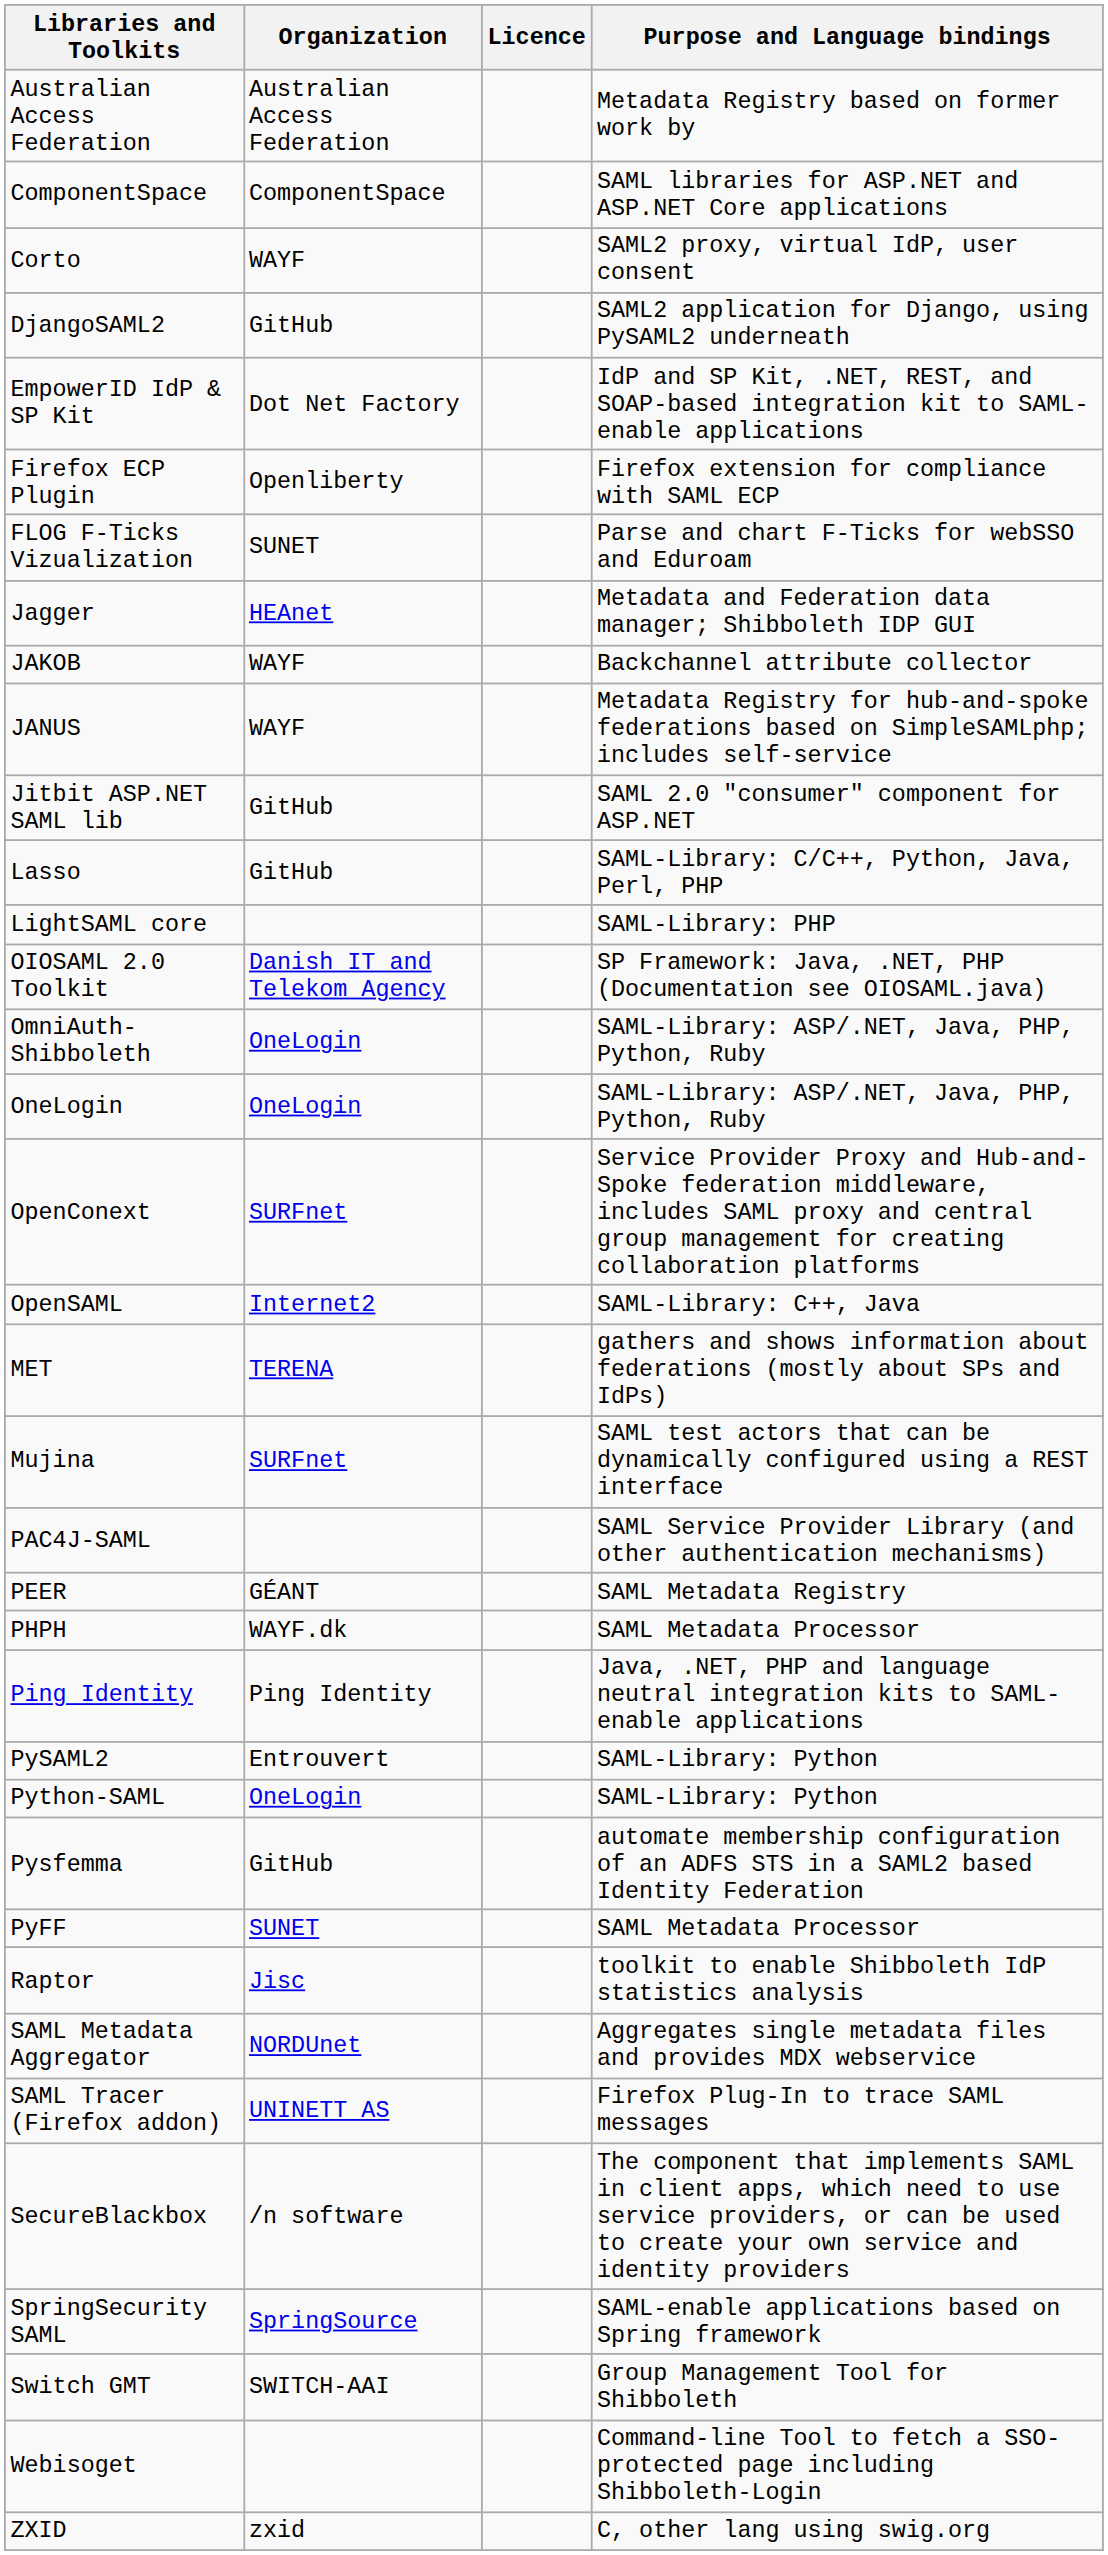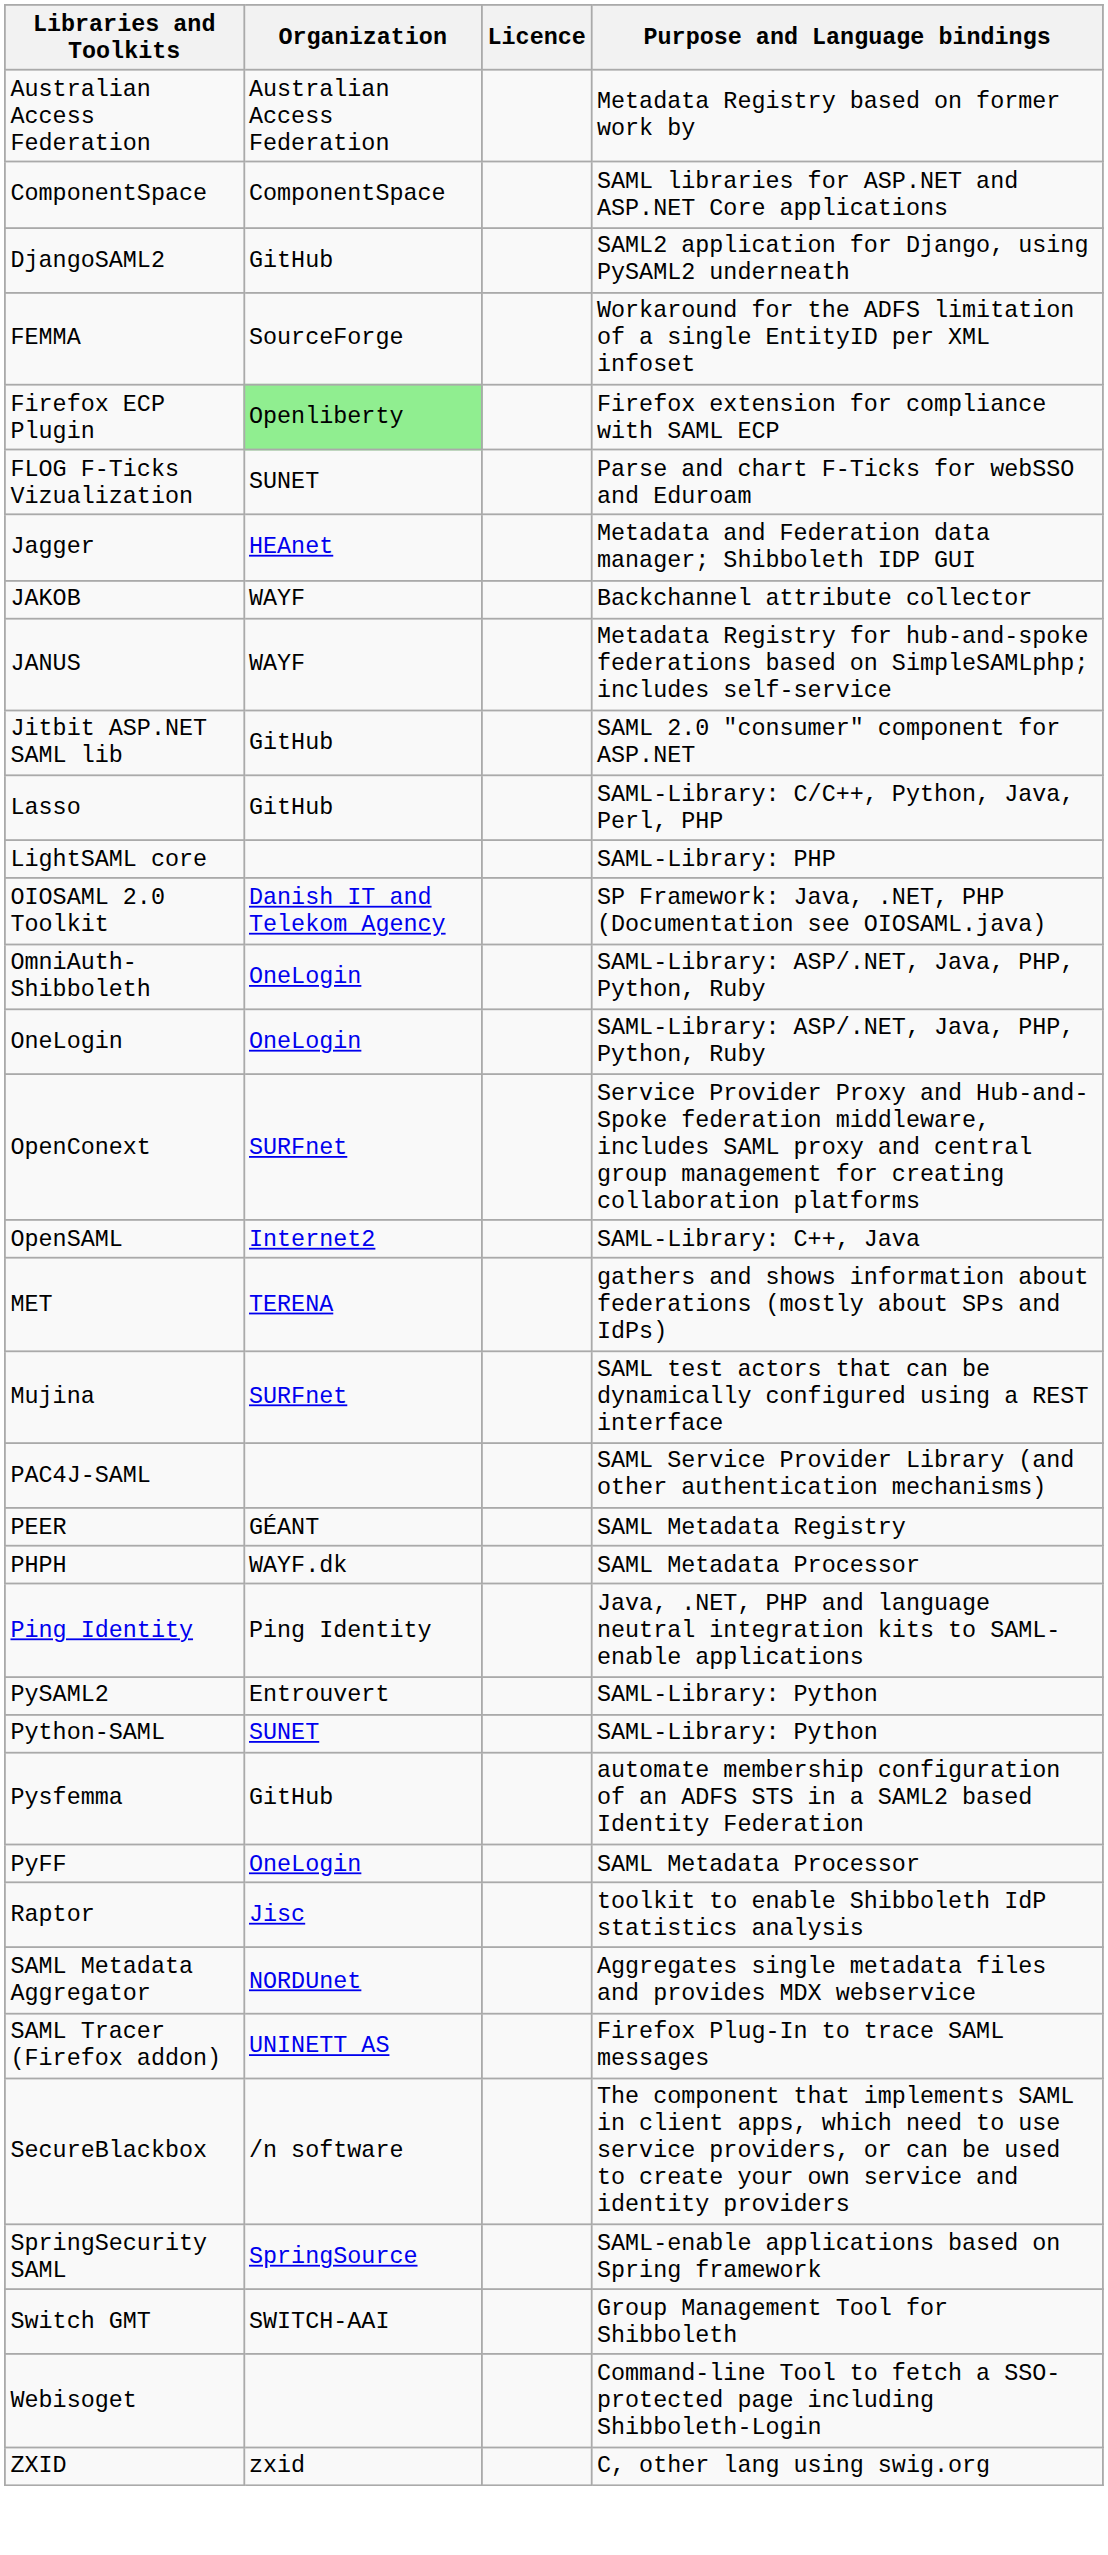- row: (46, 260)
- row: (116, 404)
+ row: (46, 339)
(326, 482) no background -> (326, 417) lightgreen background
(305, 1799) OneLogin -> (284, 1733) SUNET
(284, 1929) SUNET -> (305, 1864) OneLogin
